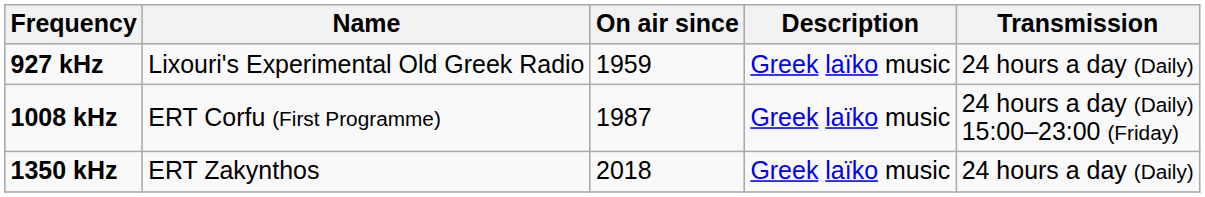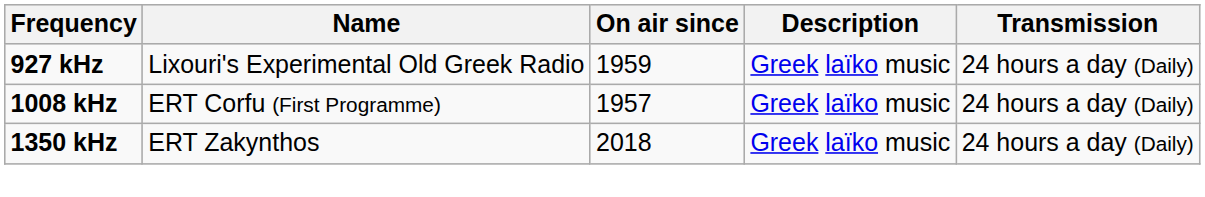(624, 117) 1987 -> (624, 103) 1957
(1078, 117) 24 hours a day (Daily) 15:00–23:00 (Friday) -> (1078, 103) 24 hours a day (Daily)
